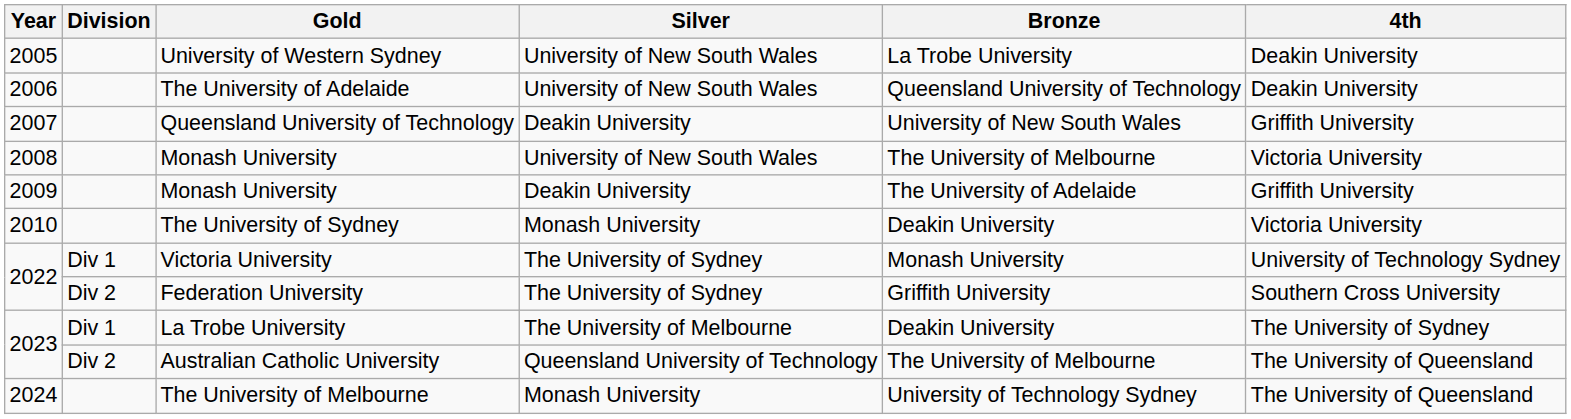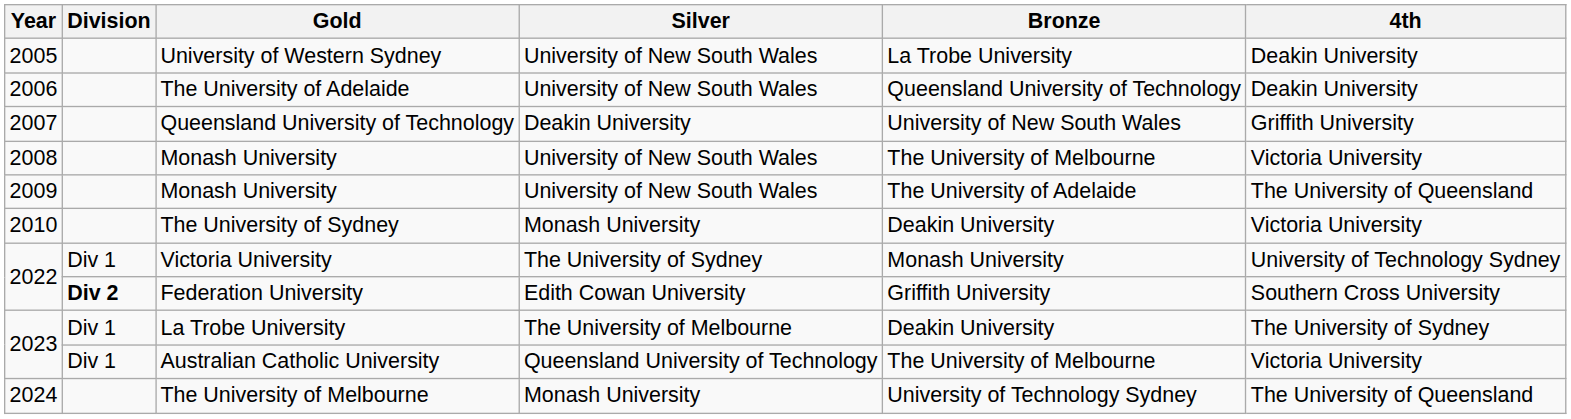(607, 191) Deakin University -> (671, 191) University of New South Wales
(1332, 191) Griffith University -> (1392, 191) The University of Queensland
(92, 293) normal -> (93, 293) bold
(643, 293) The University of Sydney -> (635, 293) Edith Cowan University
(92, 361) Div 2 -> (92, 361) Div 1
(1392, 361) The University of Queensland -> (1336, 361) Victoria University
